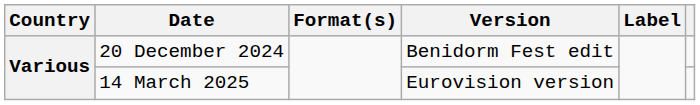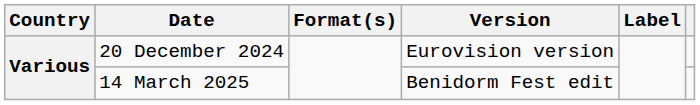(510, 52) Benidorm Fest edit -> (510, 52) Eurovision version
(510, 83) Eurovision version -> (510, 83) Benidorm Fest edit
